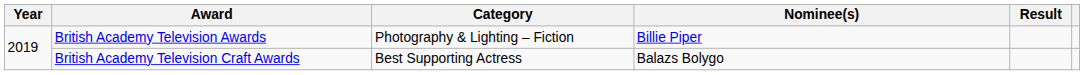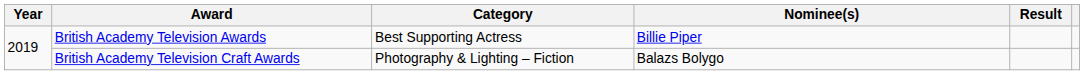(475, 37) Photography & Lighting – Fiction -> (449, 37) Best Supporting Actress
(449, 59) Best Supporting Actress -> (475, 59) Photography & Lighting – Fiction
